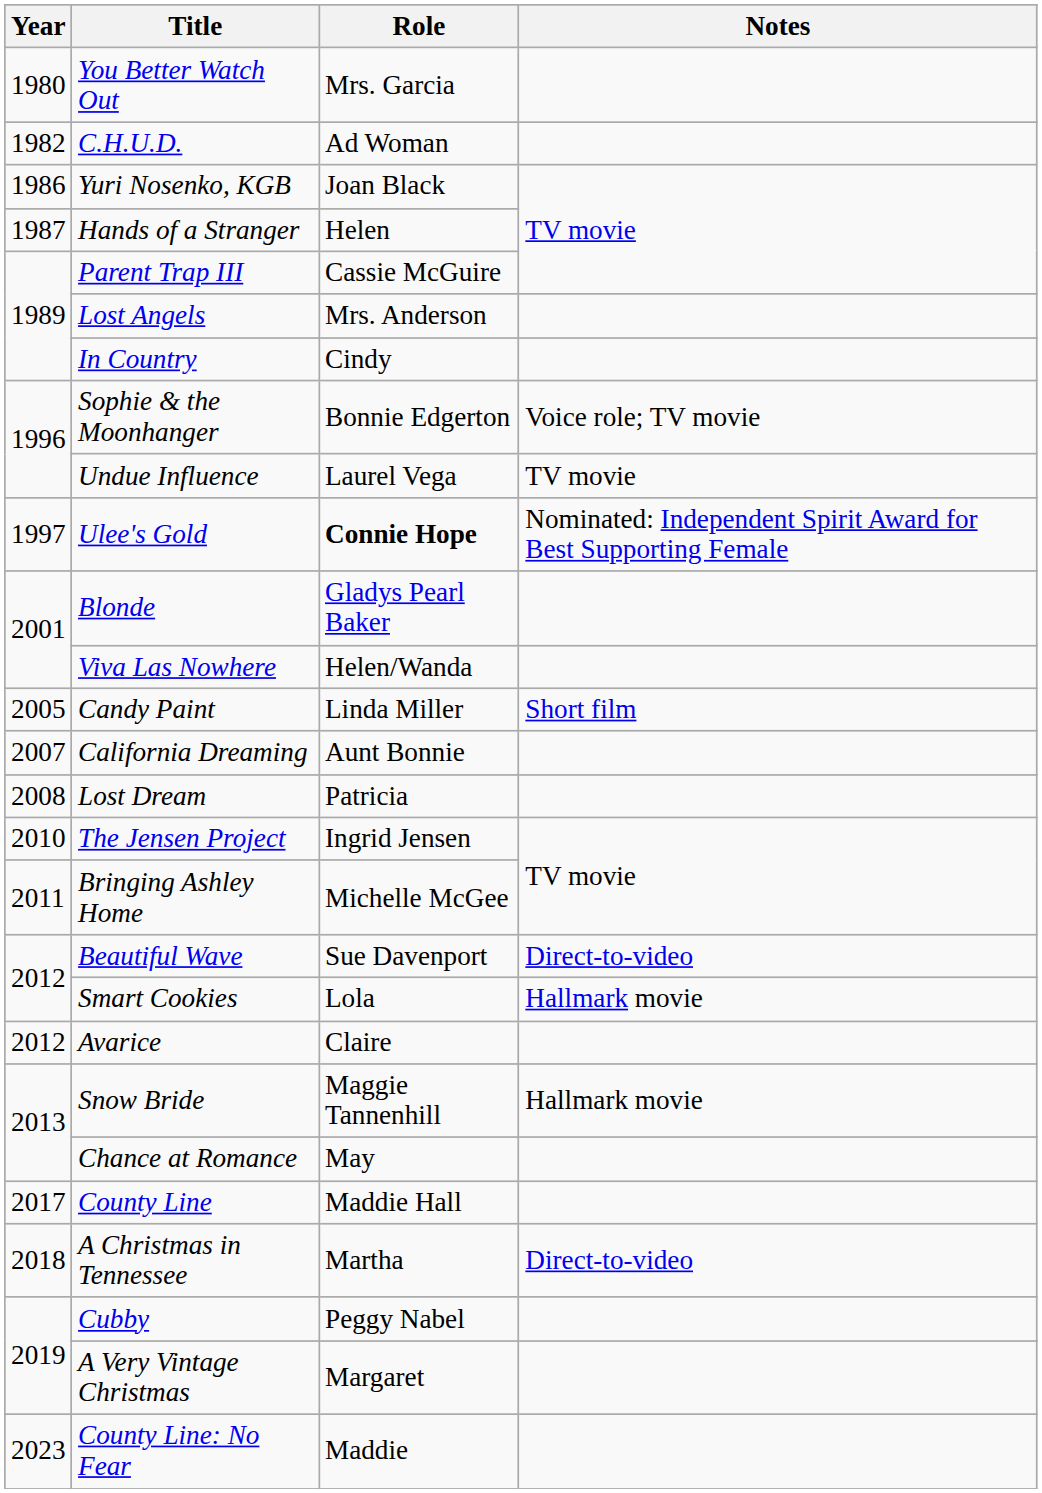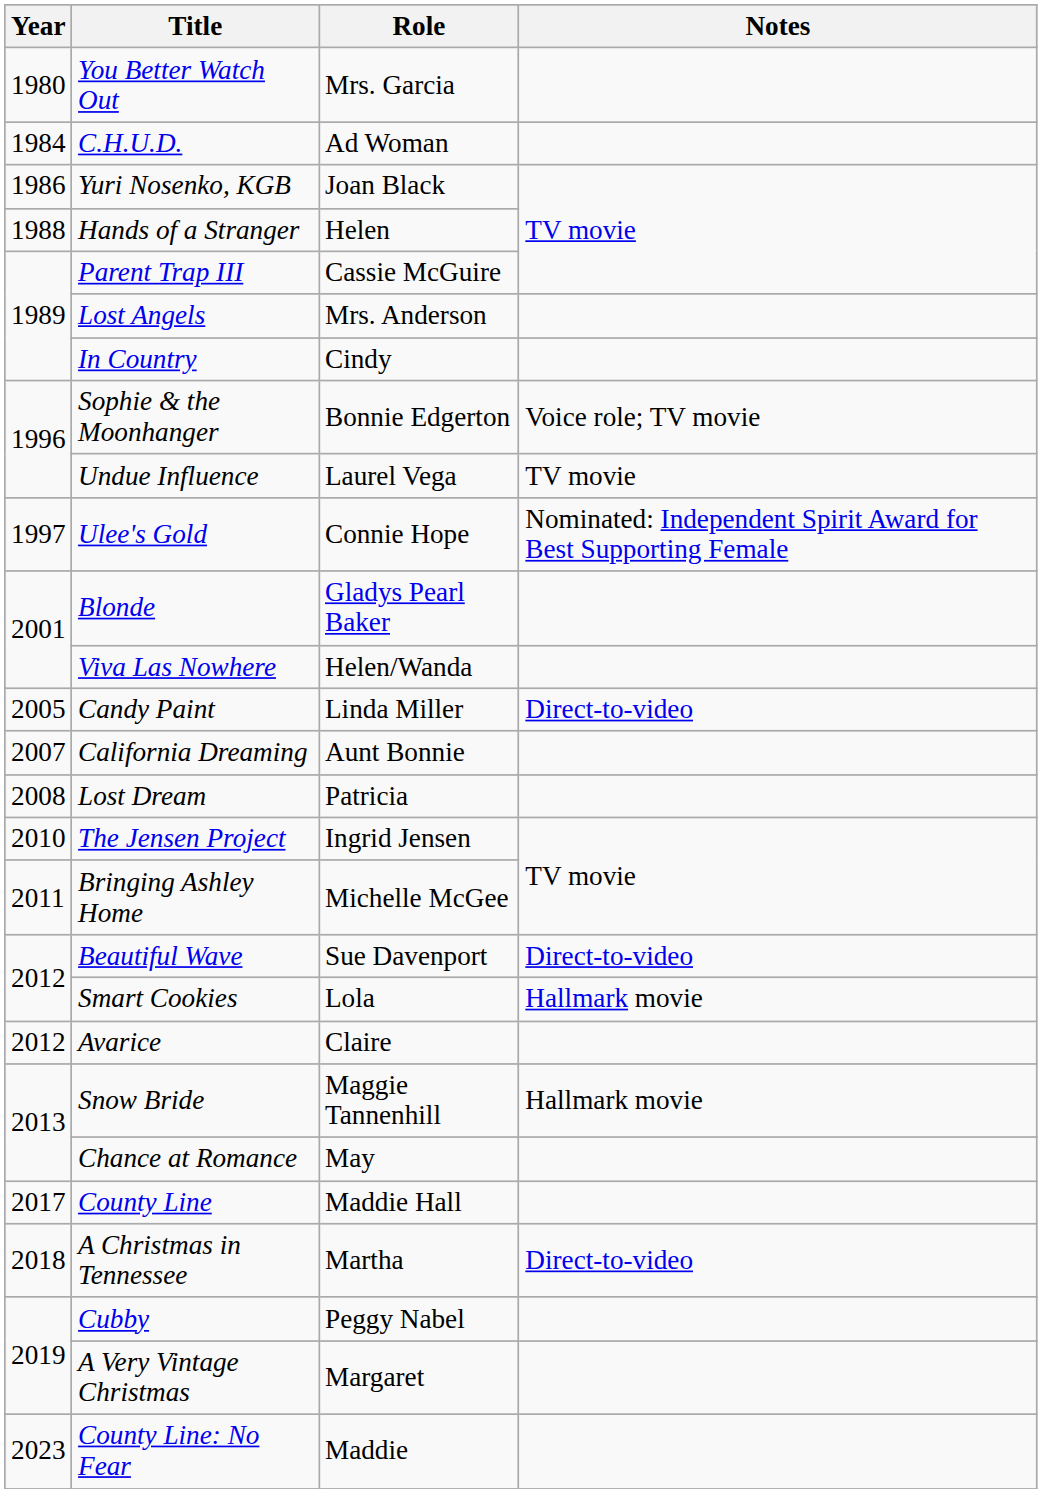(38, 142) 1982 -> (38, 142) 1984
(38, 229) 1987 -> (38, 229) 1988
(401, 533) bold -> (397, 533) normal
(581, 709) Short film -> (609, 709) Direct-to-video
